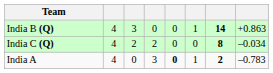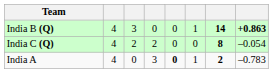(252, 28) normal -> (252, 28) bold
(252, 44) –0.034 -> (252, 44) –0.054
